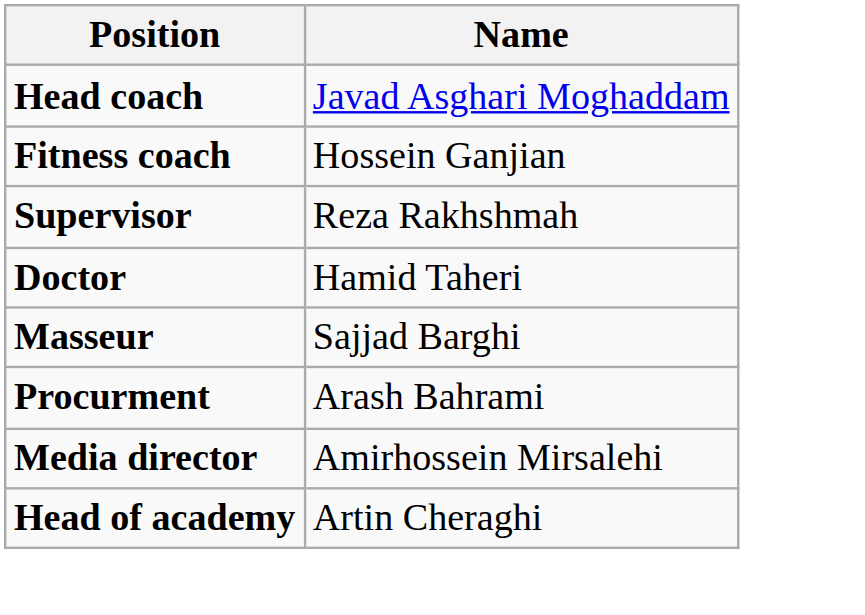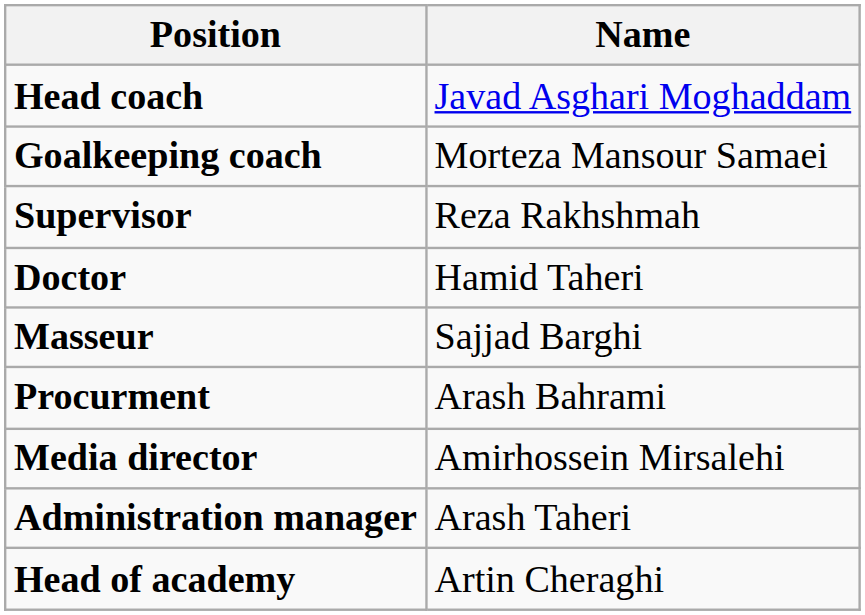+ row: (168, 155)
- row: (122, 155)
+ row: (215, 517)
